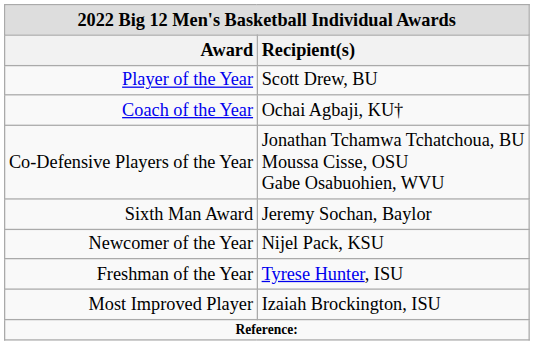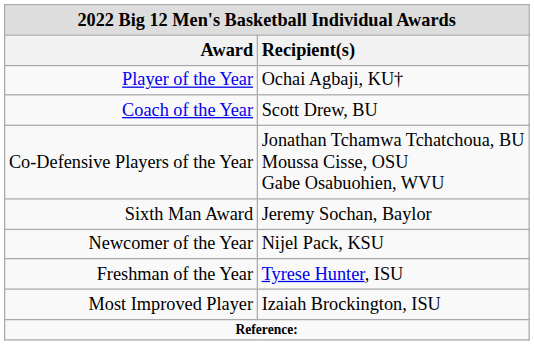(320, 80) Scott Drew, BU -> (332, 80) Ochai Agbaji, KU†
(332, 110) Ochai Agbaji, KU† -> (320, 110) Scott Drew, BU
